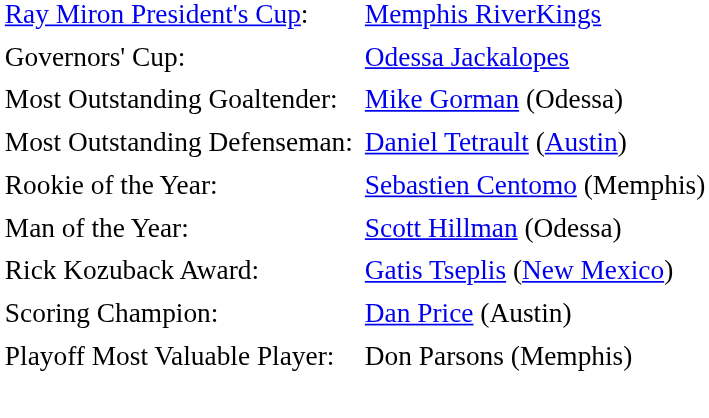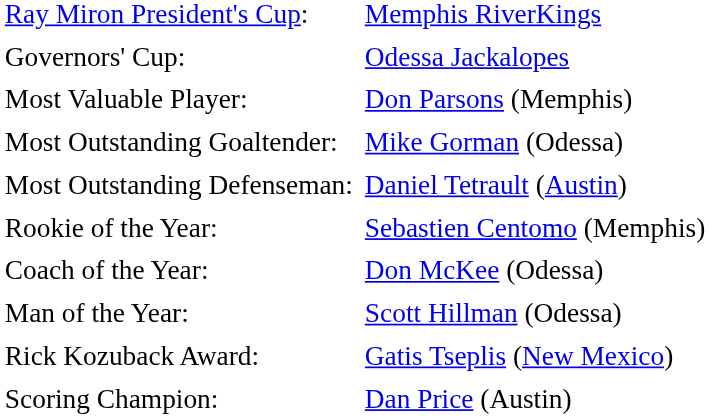+ row: (126, 99)
+ row: (107, 270)
- row: (170, 355)
